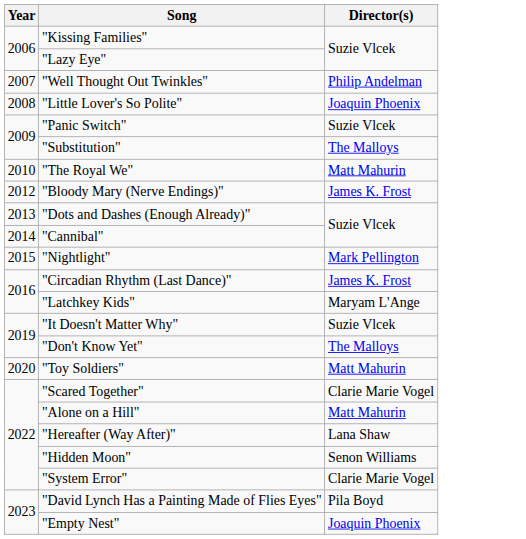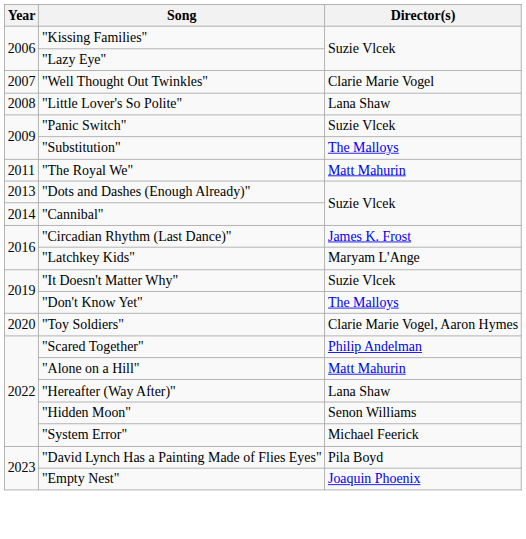(375, 81) Philip Andelman -> (381, 81) Clarie Marie Vogel
(374, 103) Joaquin Phoenix -> (359, 103) Lana Shaw
(22, 170) 2010 -> (21, 170) 2011
- row: (133, 192)
- row: (76, 258)
(367, 368) Matt Mahurin -> (423, 324) Clarie Marie Vogel, Aaron Hymes
(381, 390) Clarie Marie Vogel -> (375, 346) Philip Andelman
(381, 479) Clarie Marie Vogel -> (373, 434) Michael Feerick
